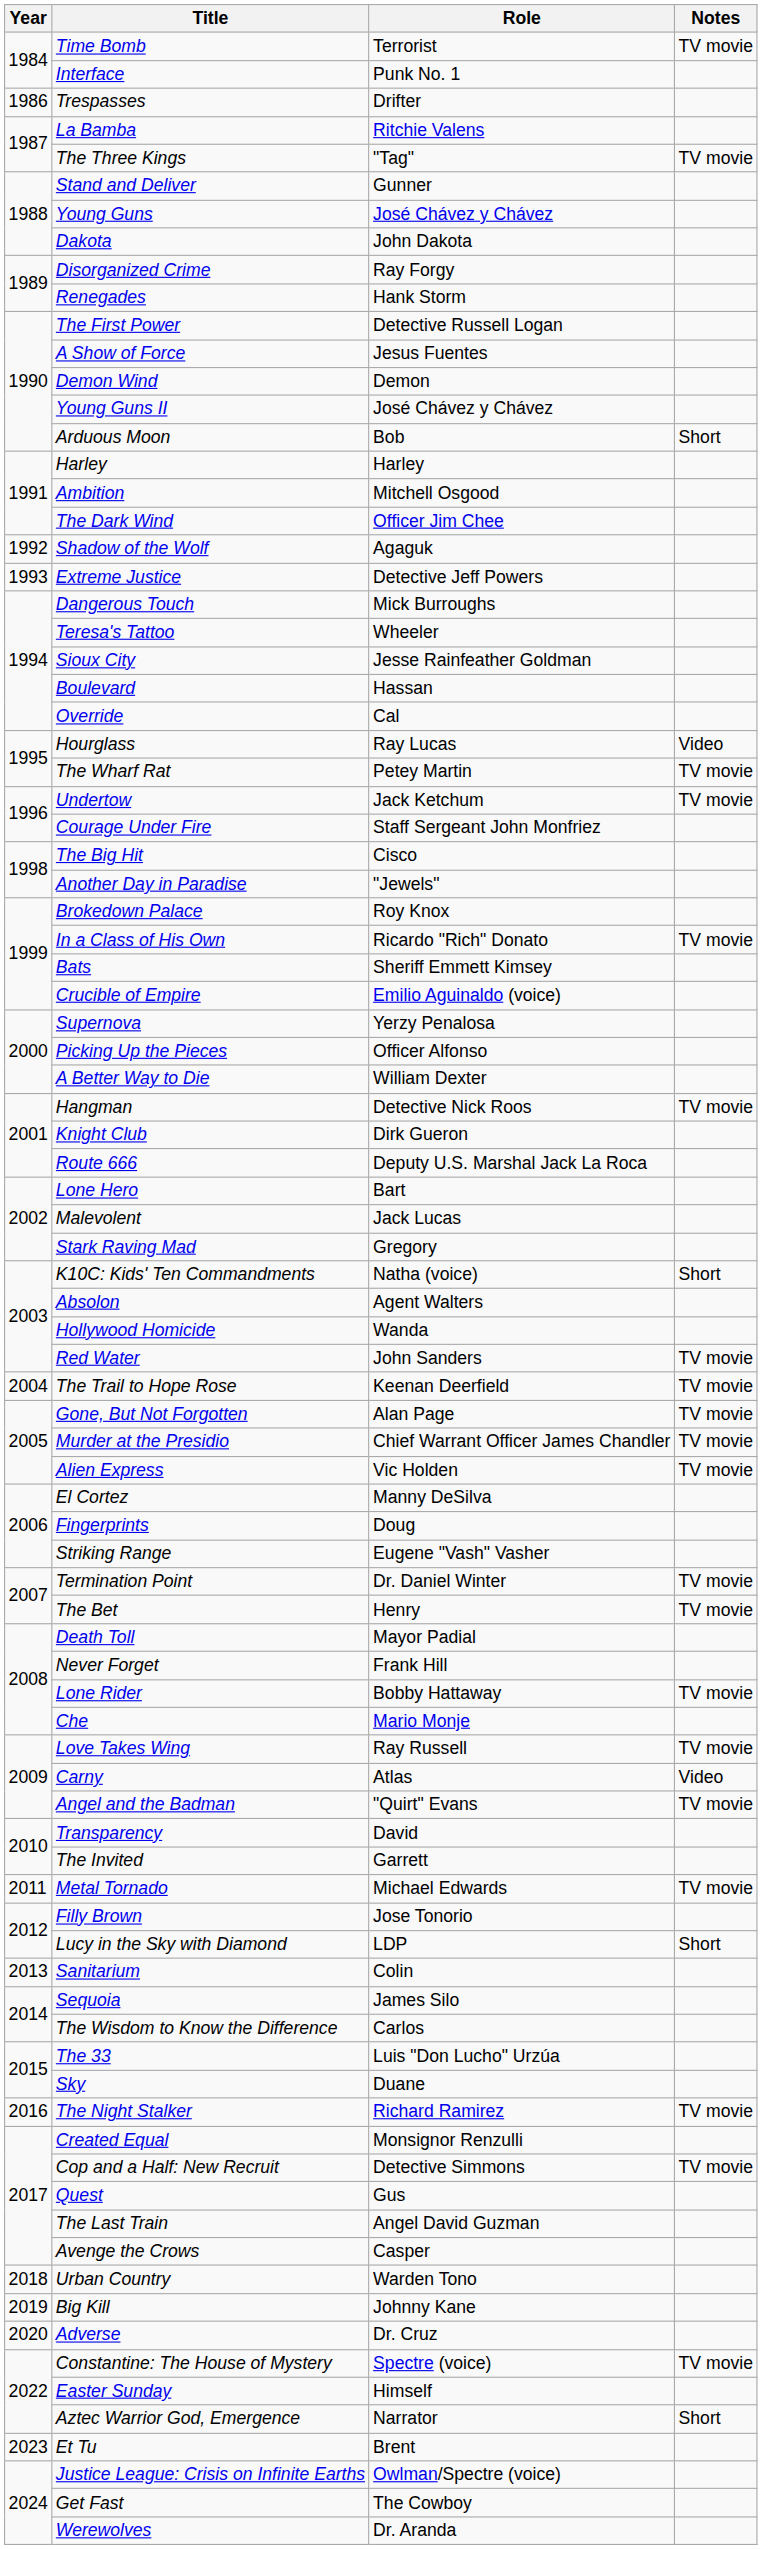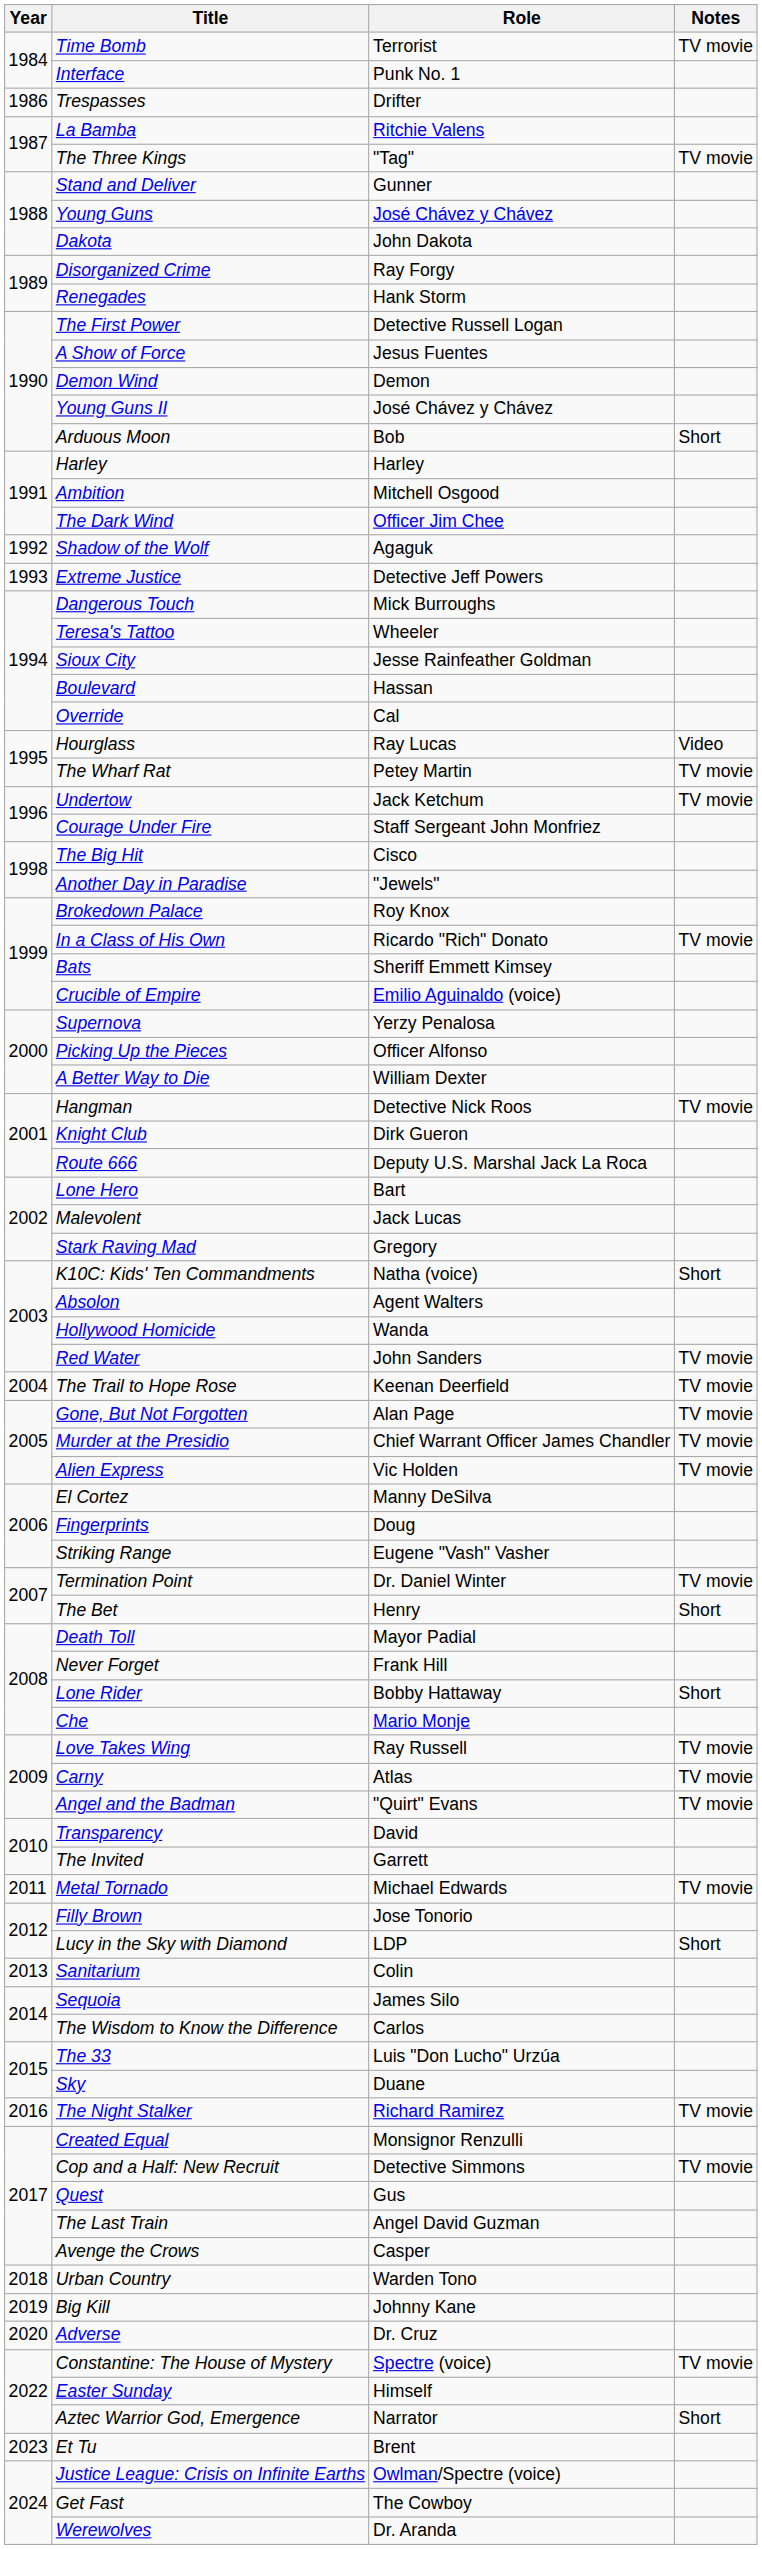(716, 1609) TV movie -> (700, 1609) Short
(716, 1693) TV movie -> (700, 1693) Short
(701, 1776) Video -> (716, 1776) TV movie
